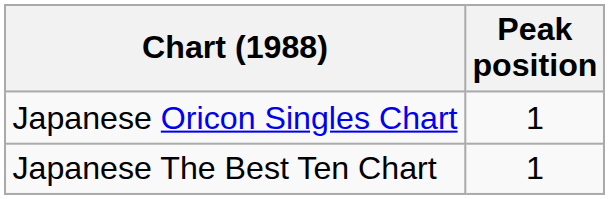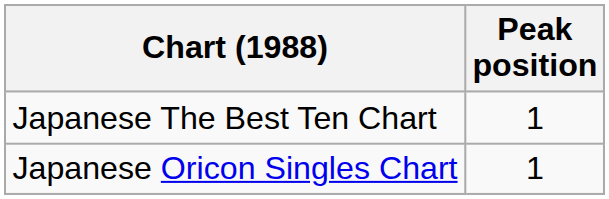rows swapped: (235, 117) <-> (225, 168)
